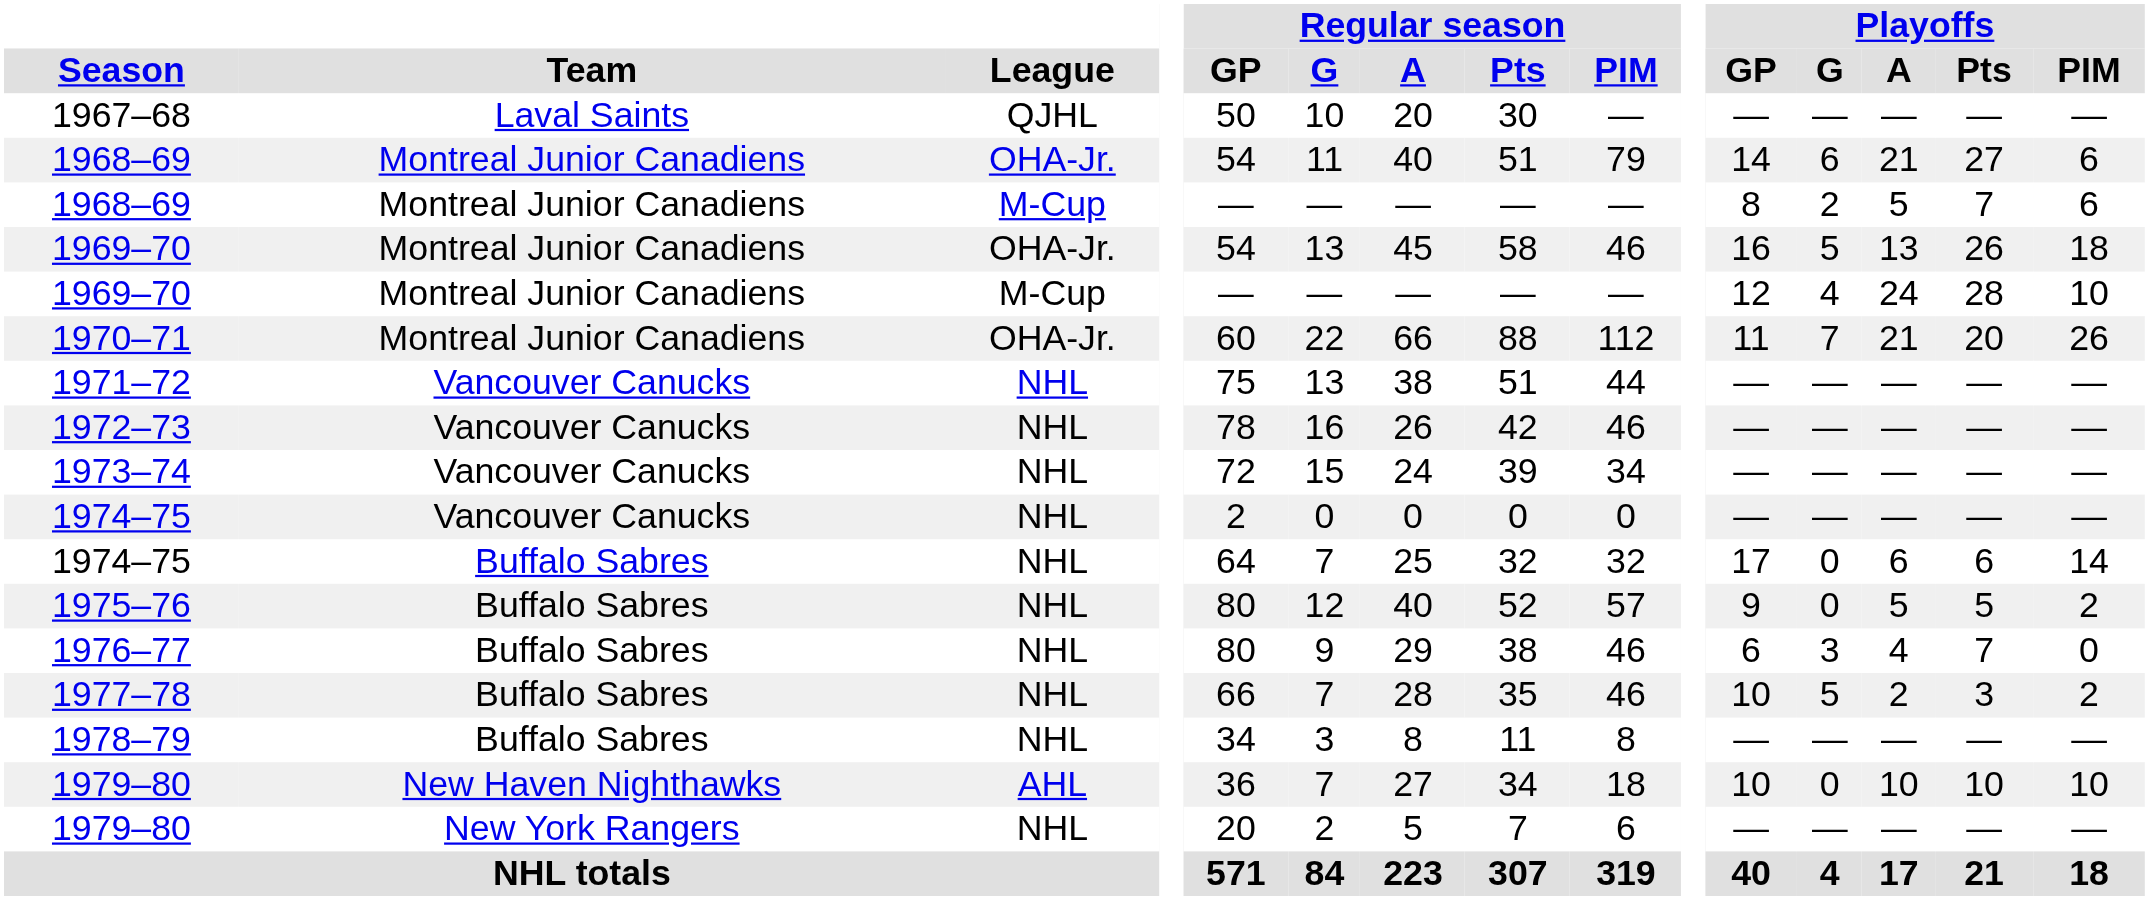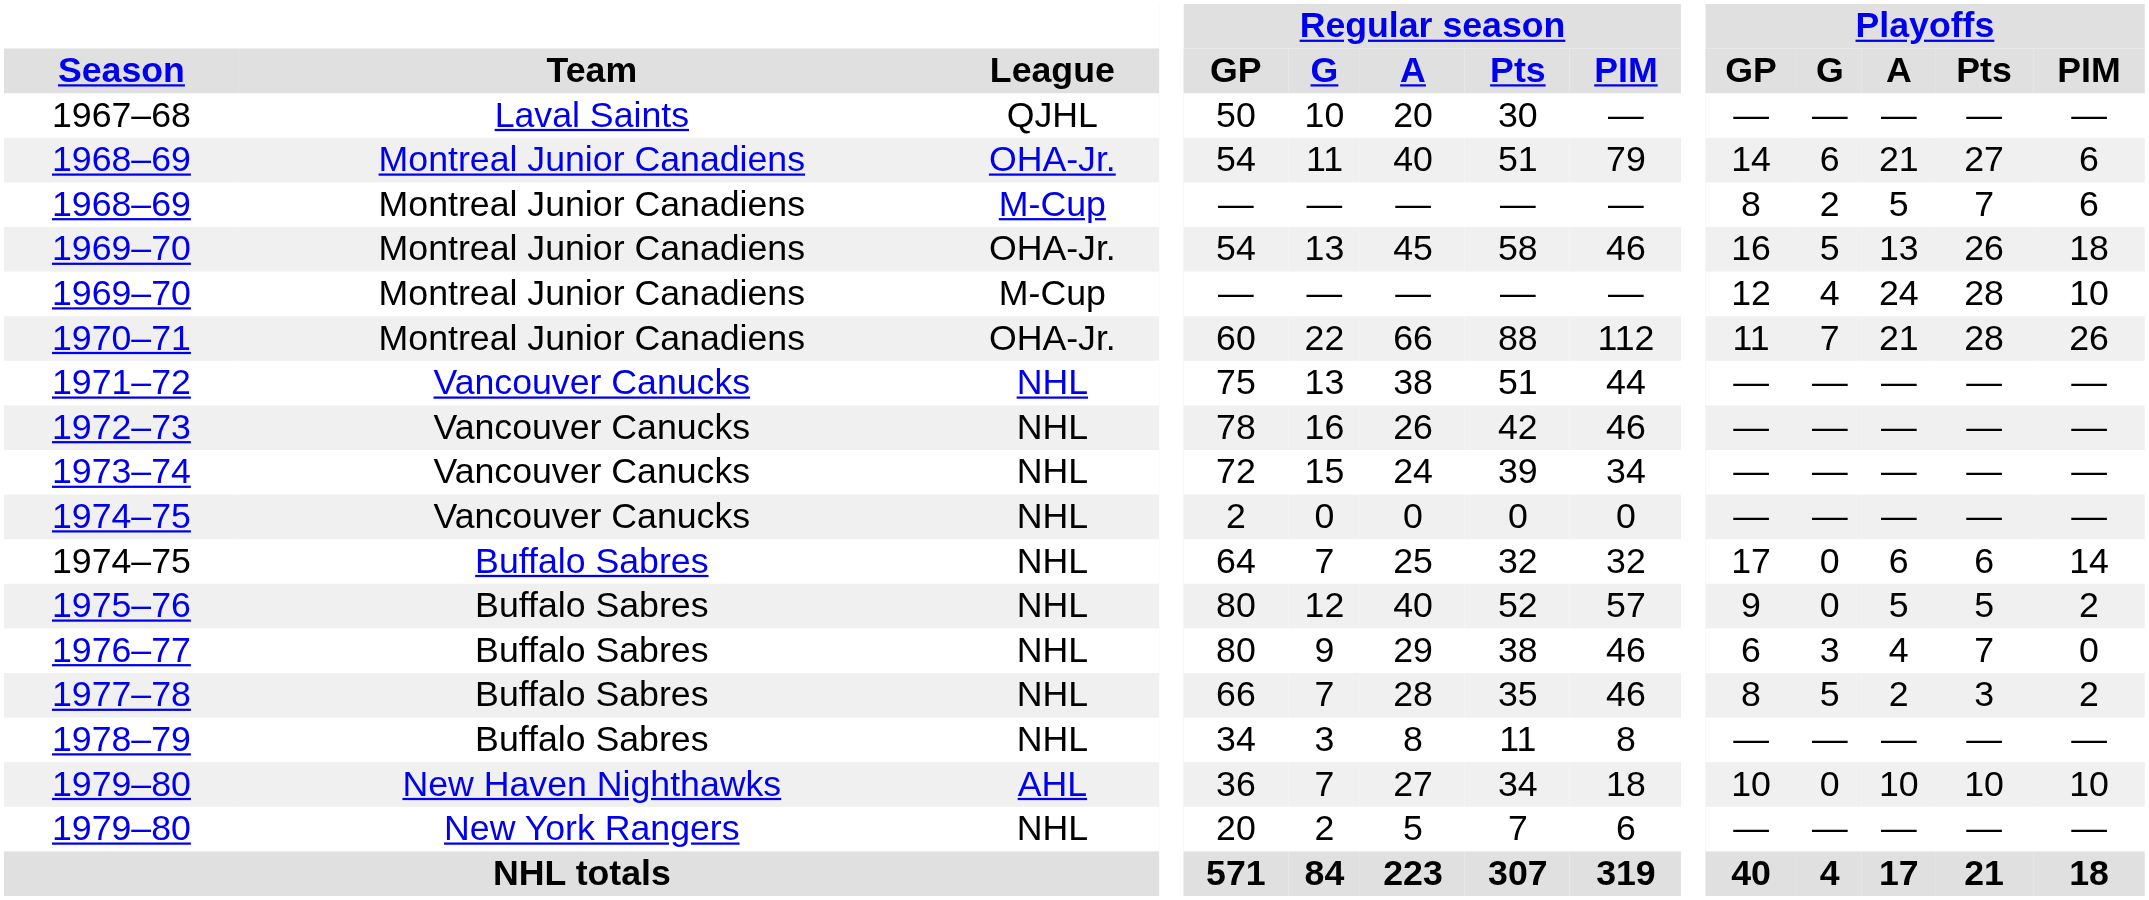(1984, 337) 20 -> (1984, 337) 28
(1751, 694) 10 -> (1751, 694) 8
